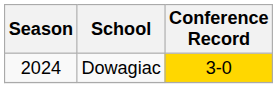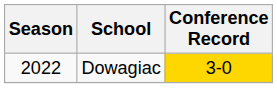(41, 67) 2024 -> (41, 67) 2022
